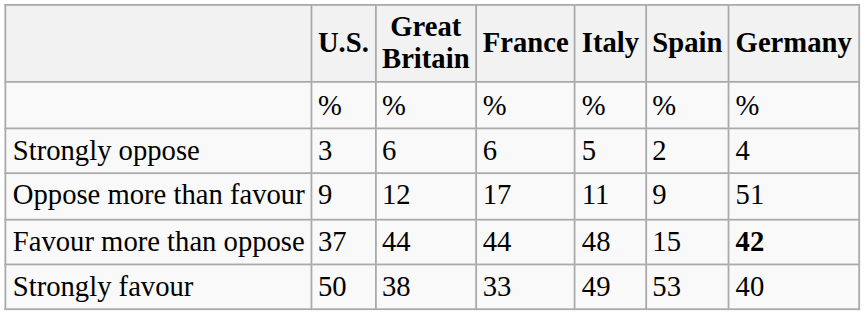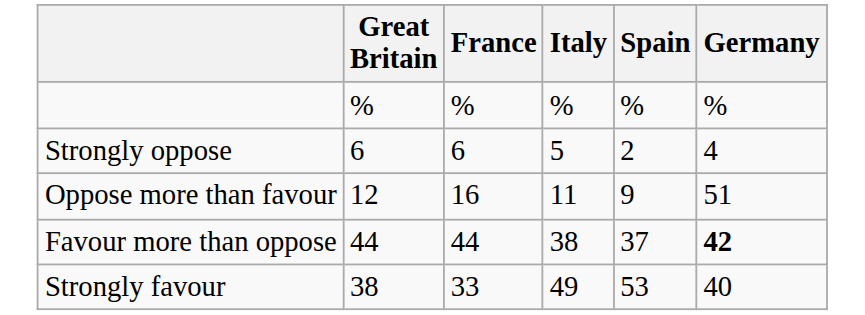- column: (343, 43)
(497, 195) 17 -> (465, 195) 16
(596, 241) 48 -> (564, 241) 38
(667, 241) 15 -> (635, 241) 37
